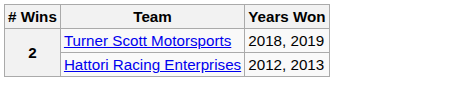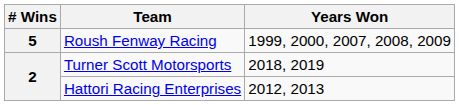+ row: (140, 41)
